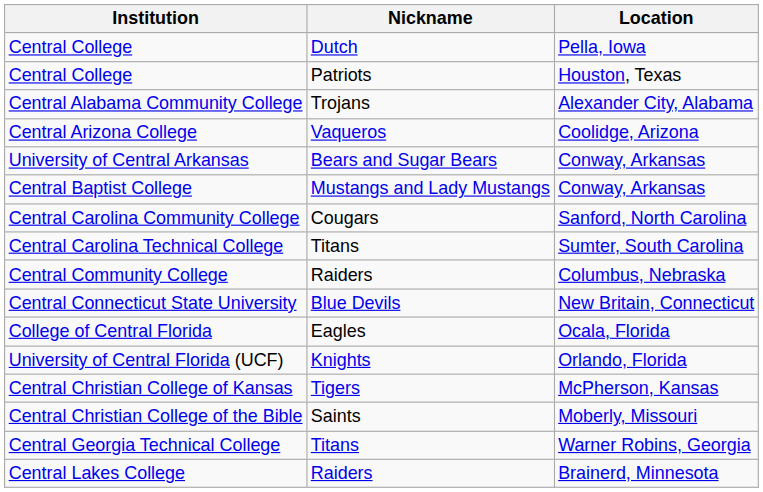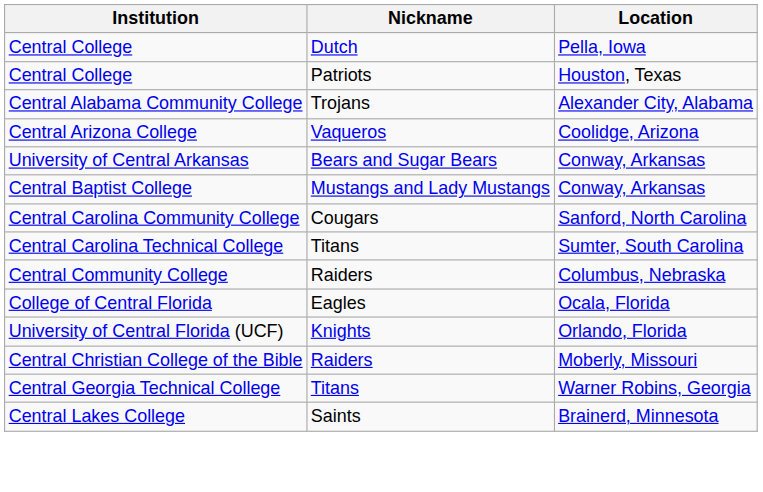- row: (153, 302)
- row: (151, 388)
(336, 416) Saints -> (342, 359) Raiders
(342, 473) Raiders -> (336, 416) Saints
